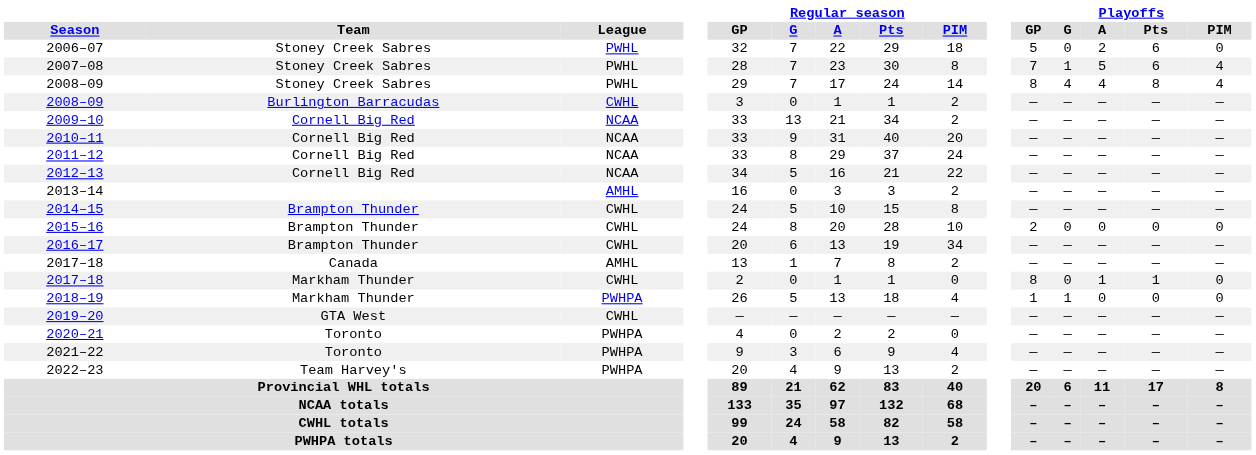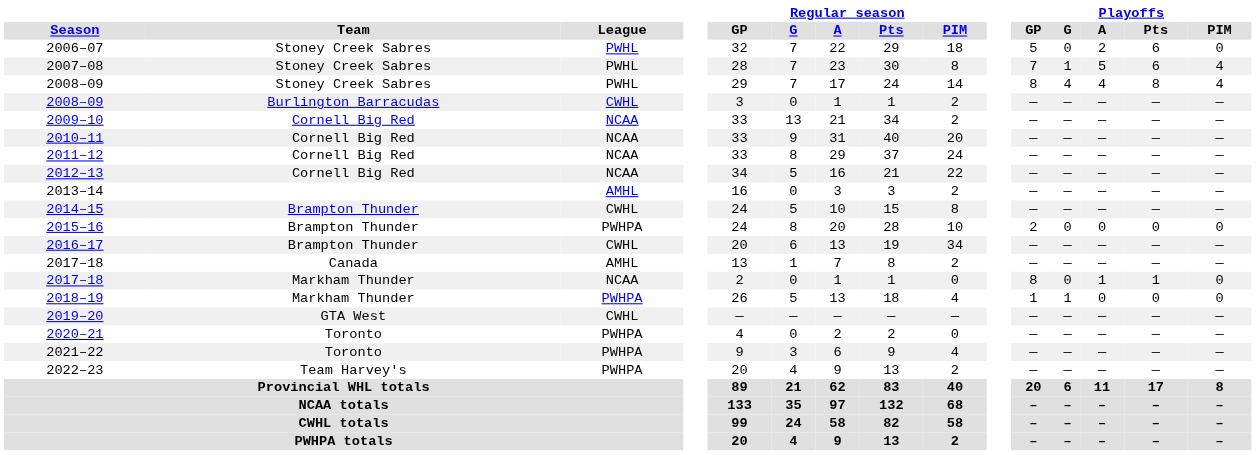(622, 227) CWHL -> (622, 227) PWHPA
(622, 281) CWHL -> (622, 281) NCAA
